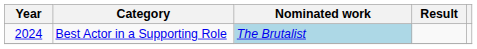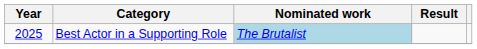(29, 33) 2024 -> (29, 33) 2025
